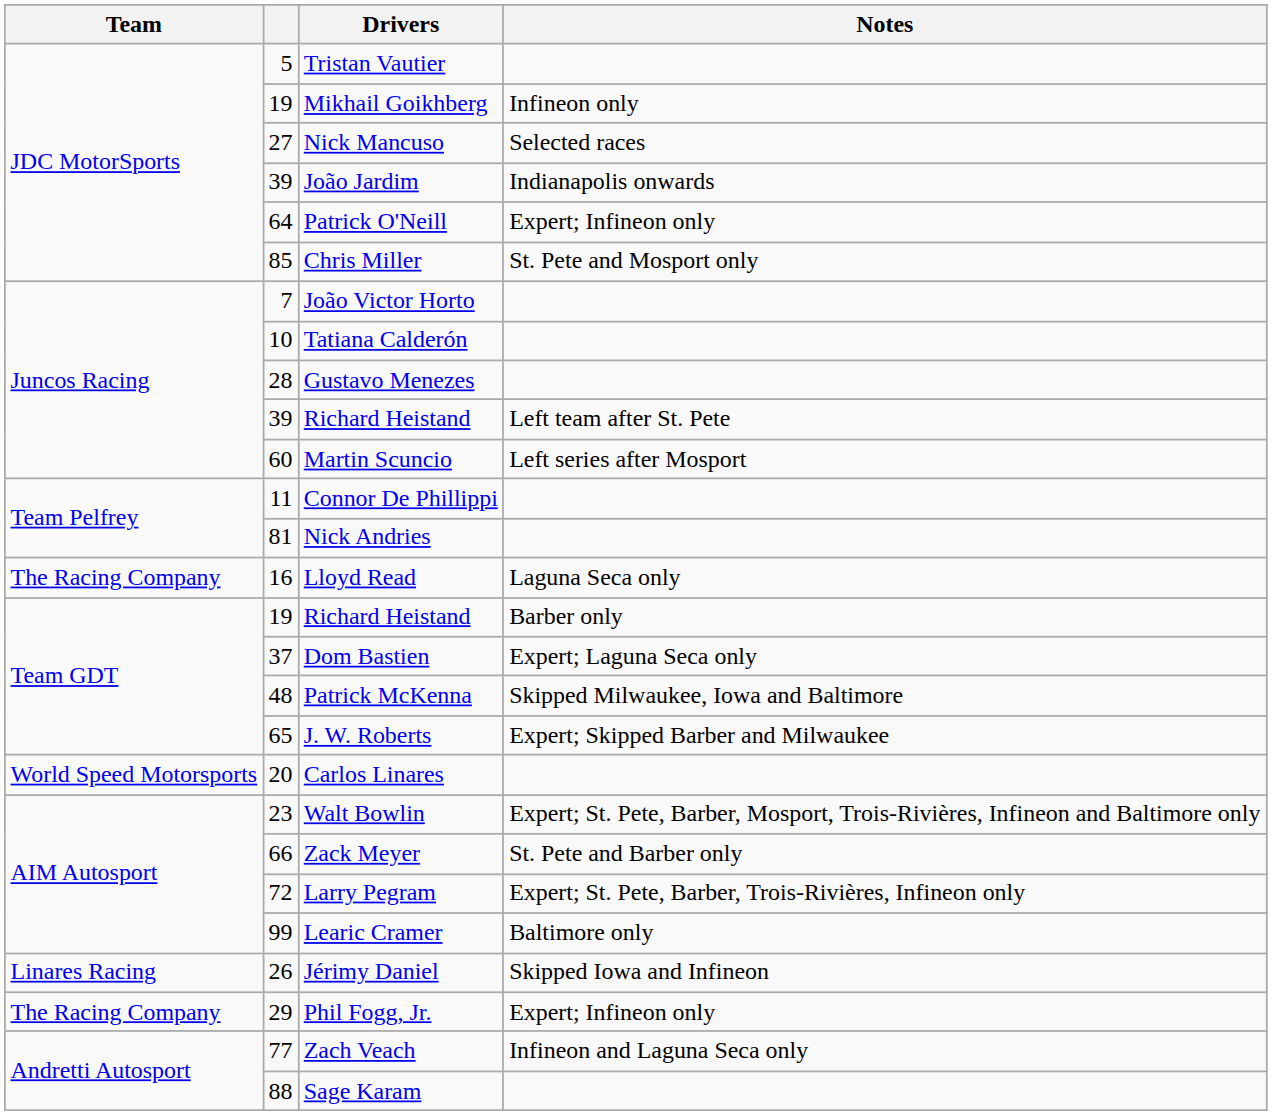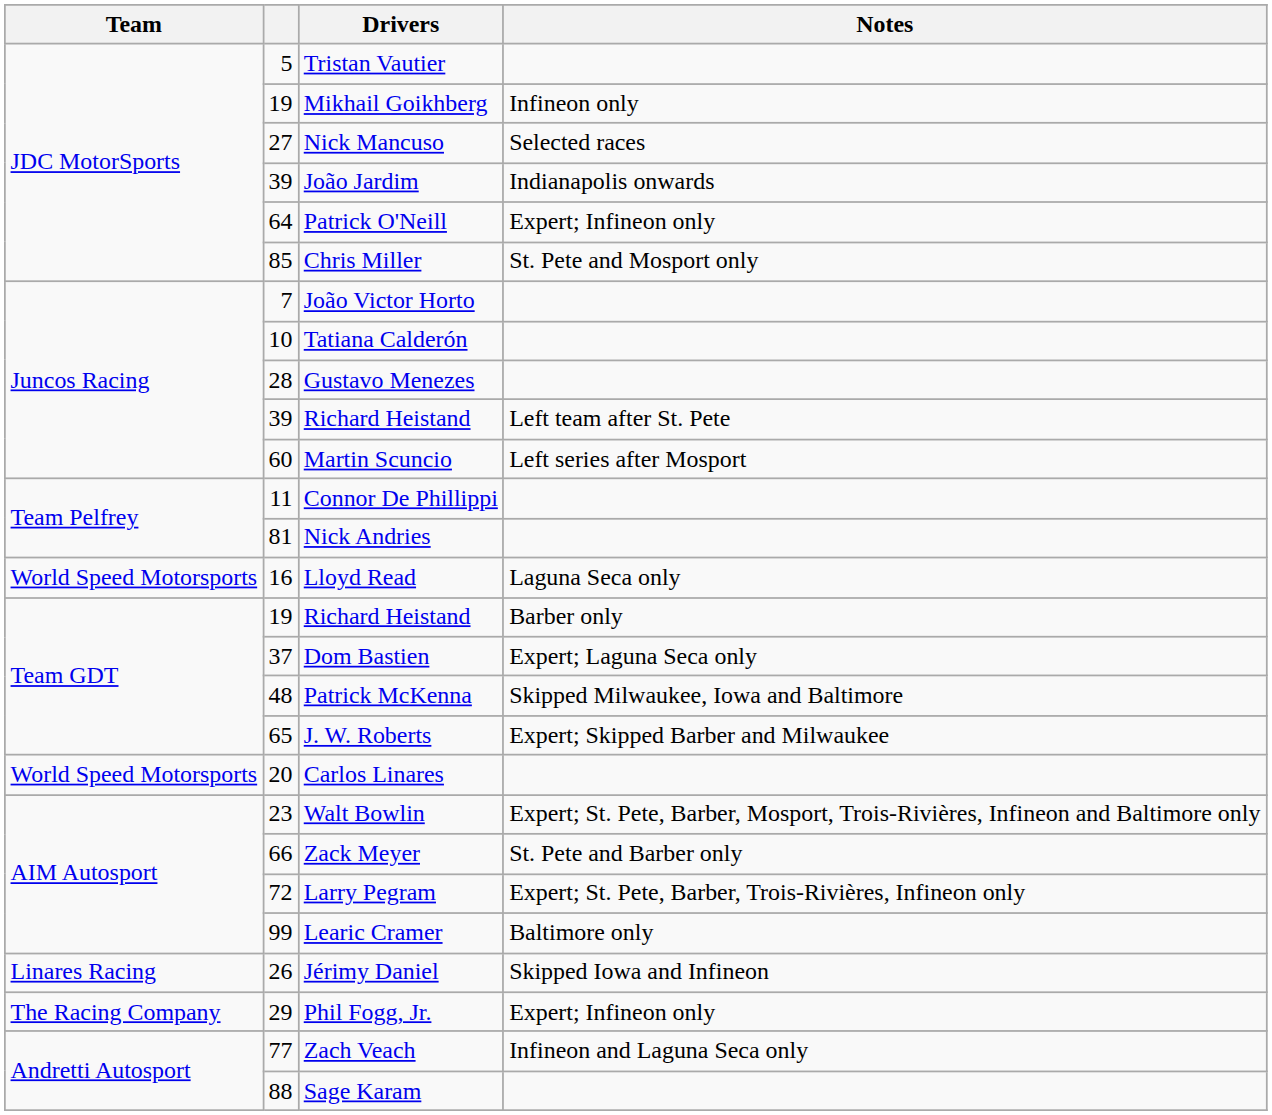(116, 576) The Racing Company -> (134, 576) World Speed Motorsports
